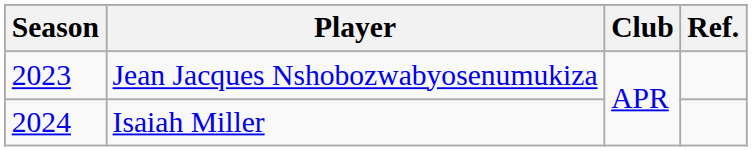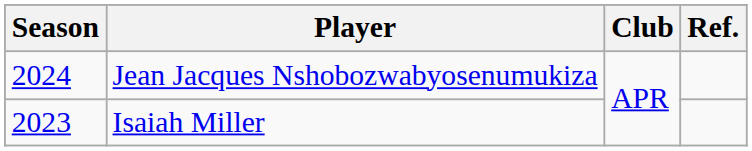(41, 74) 2023 -> (41, 74) 2024
(41, 121) 2024 -> (41, 121) 2023
